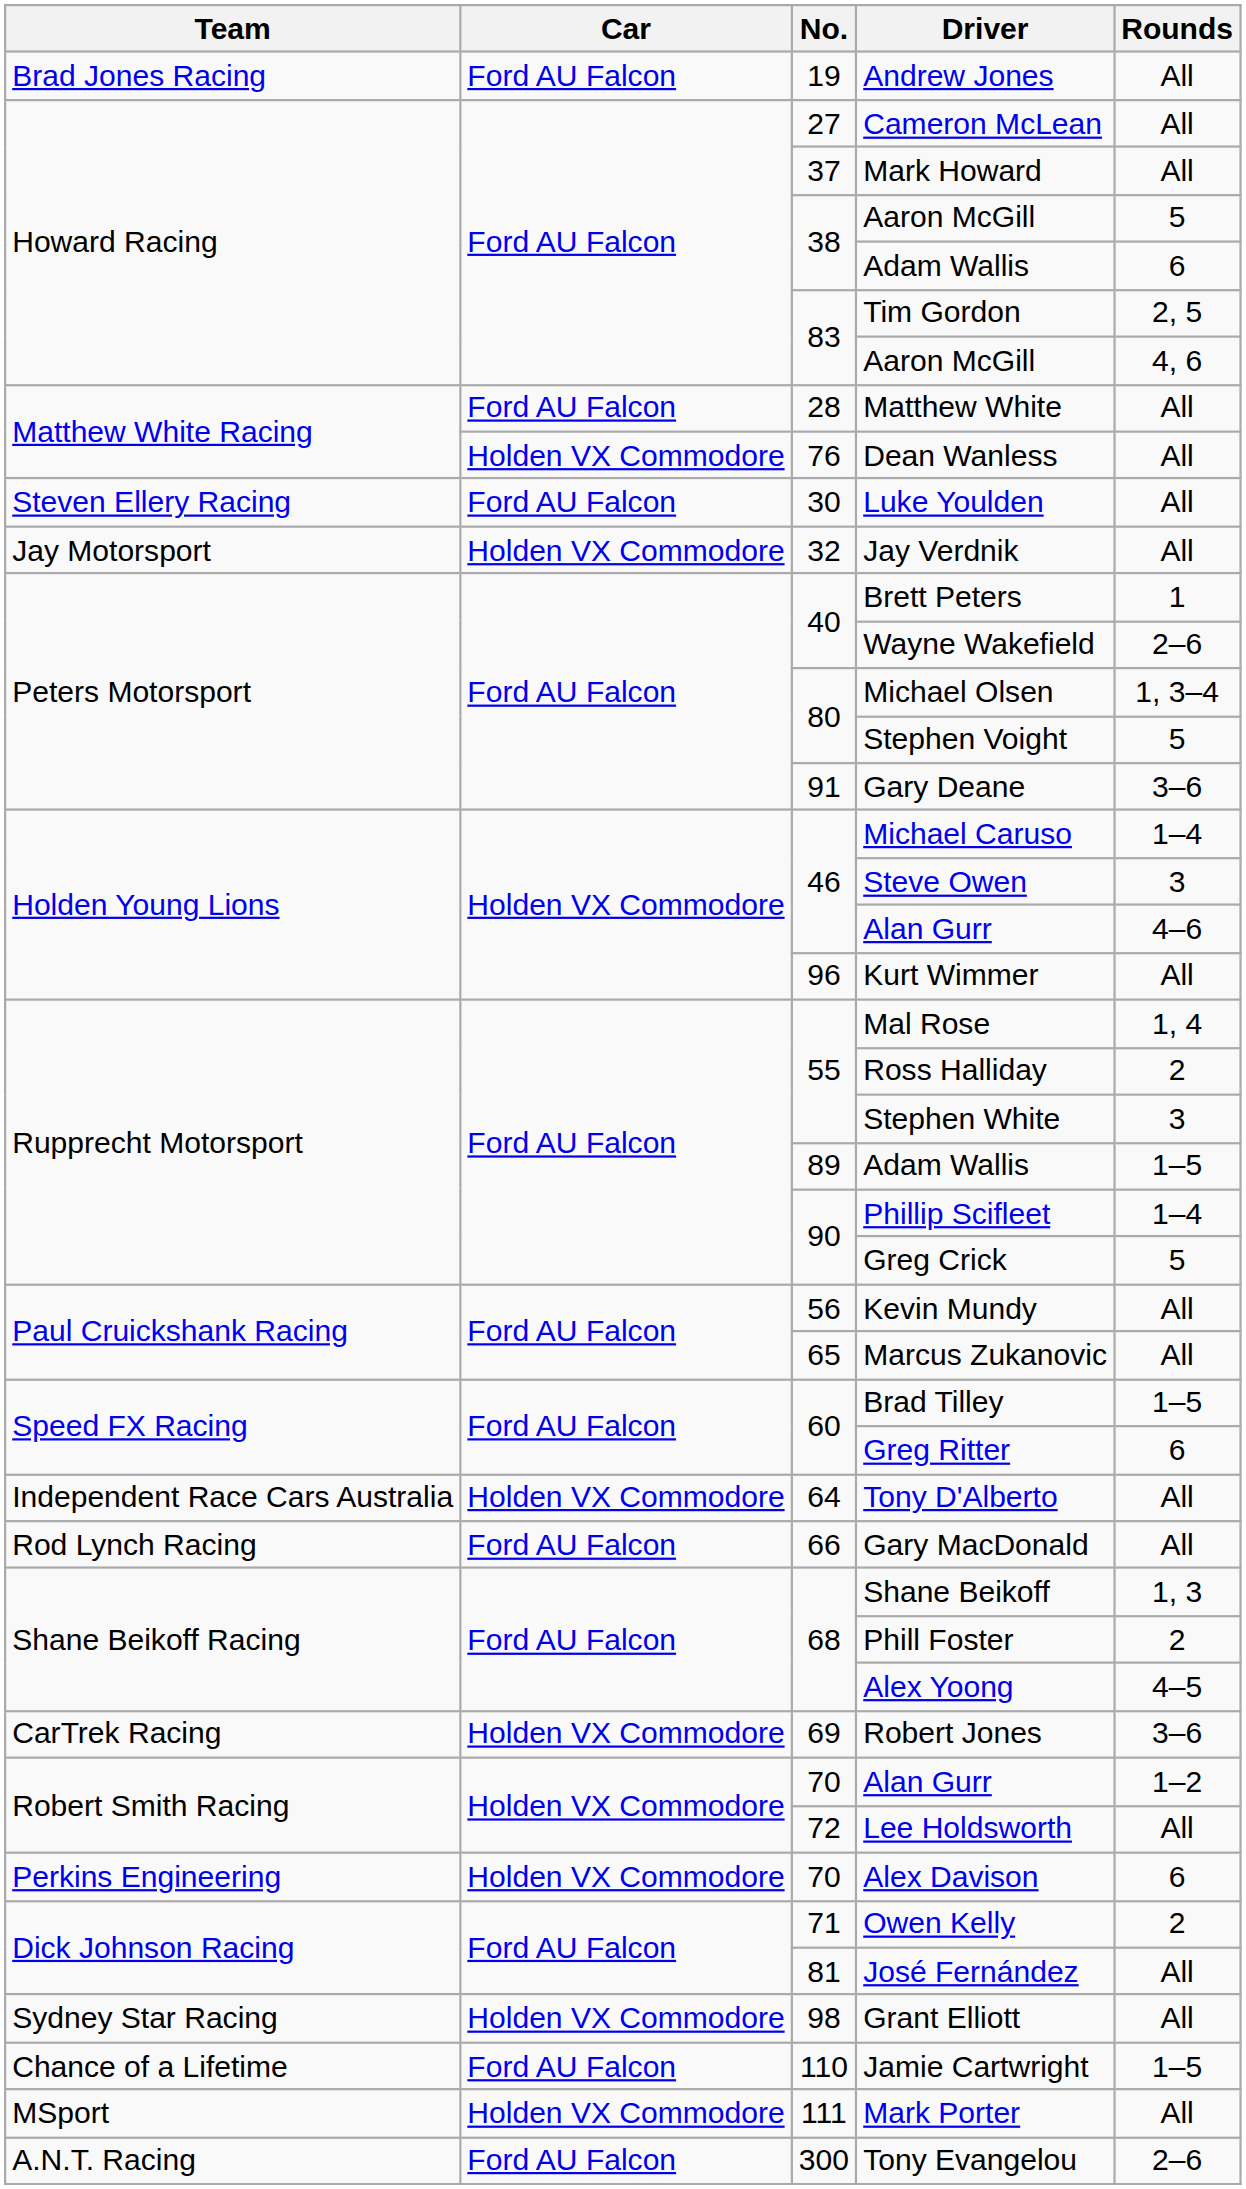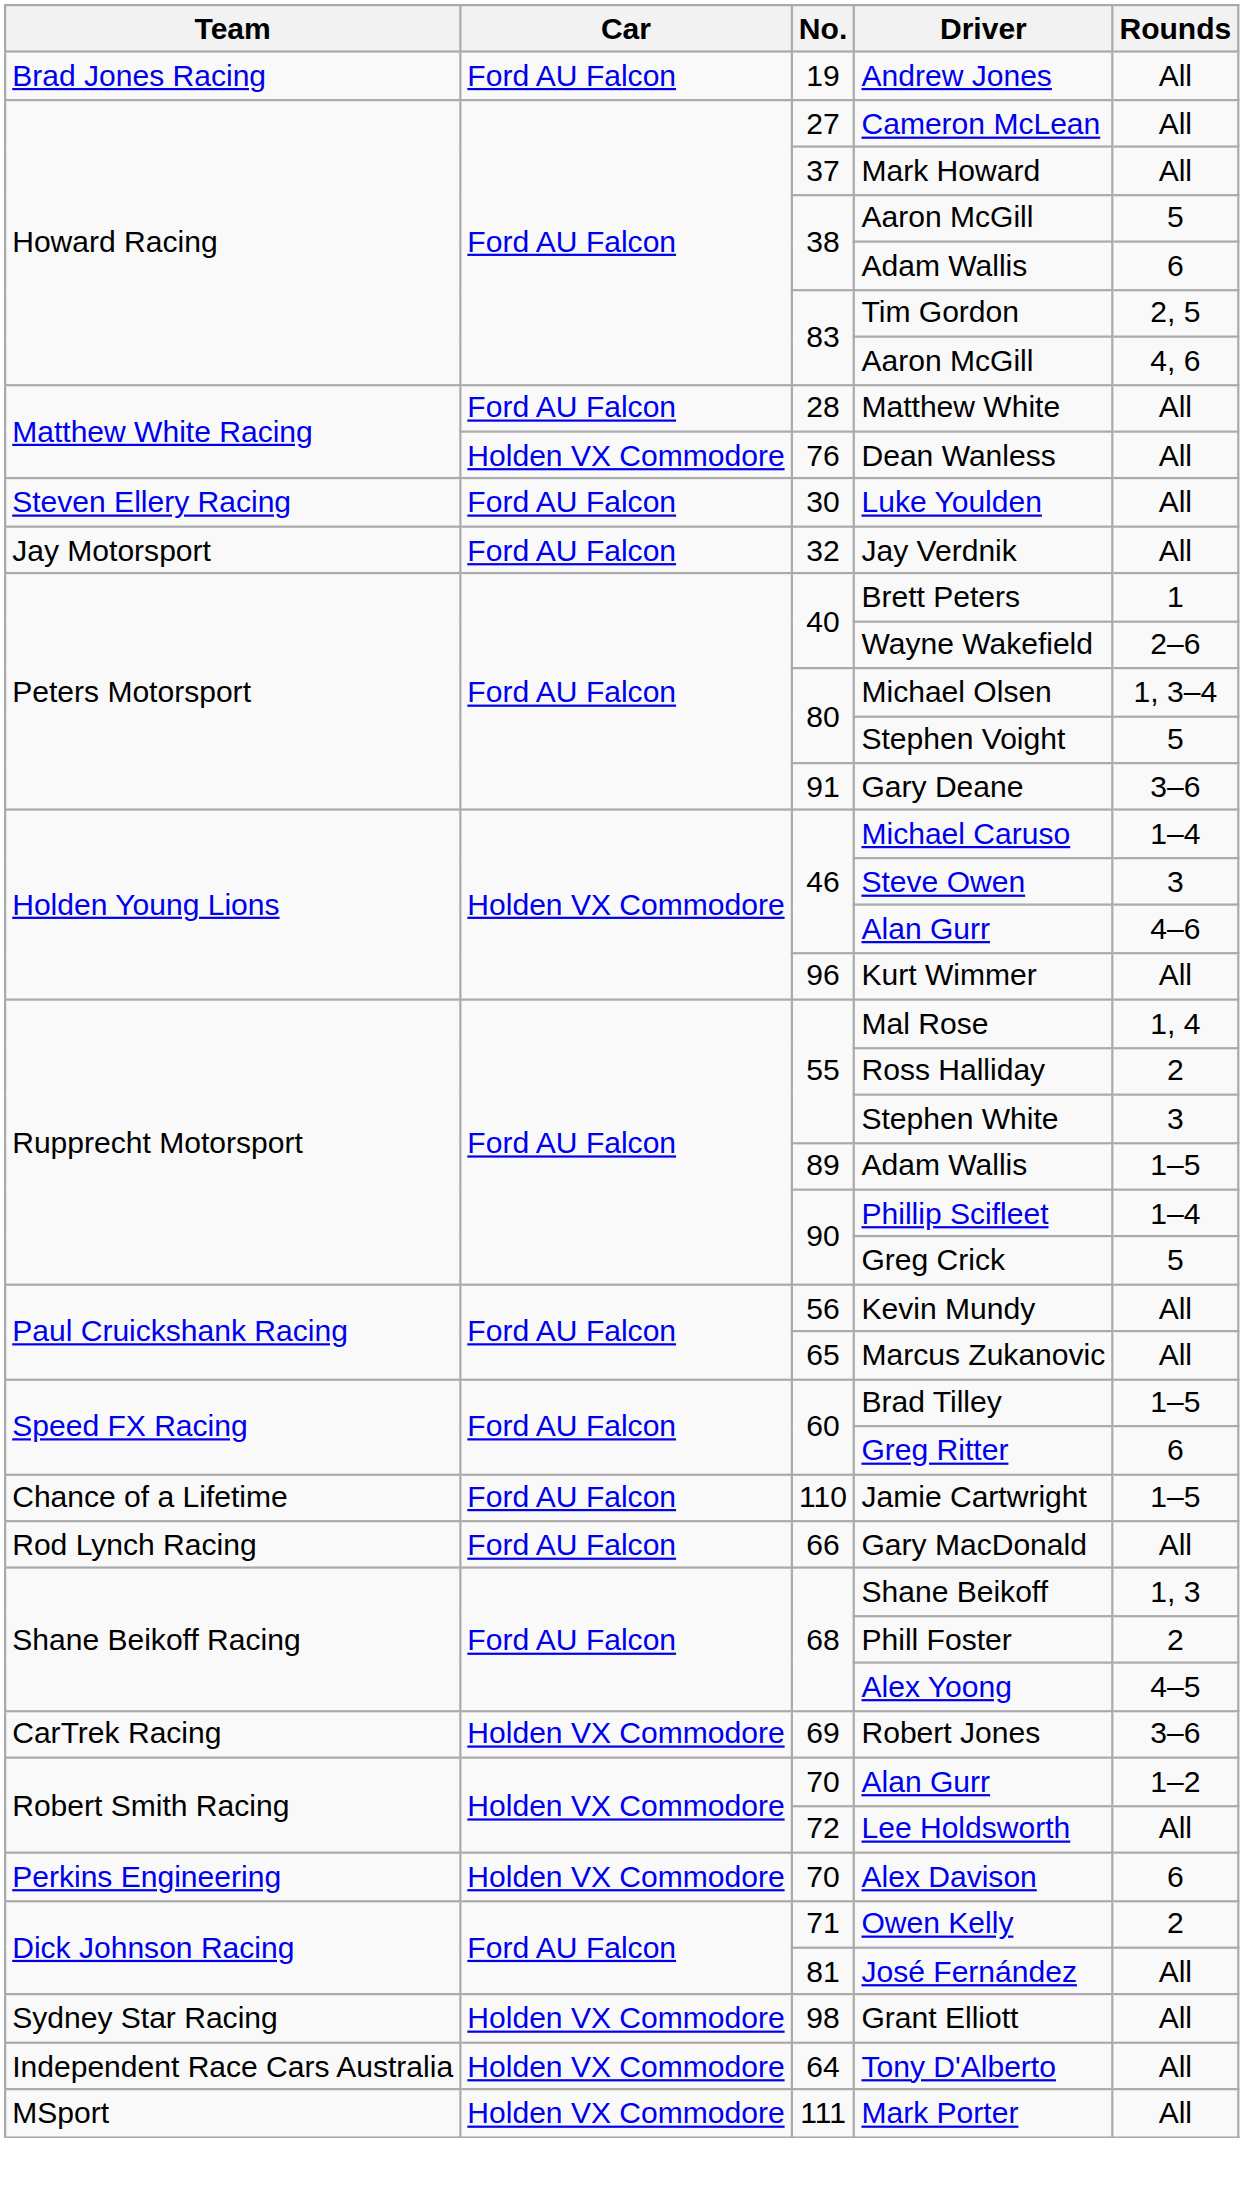(626, 550) Holden VX Commodore -> (572, 550) Ford AU Falcon
rows swapped: (824, 1497) <-> (824, 2066)
- row: (824, 2160)
